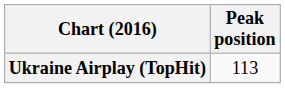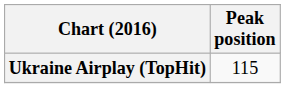(245, 67) 113 -> (245, 67) 115
